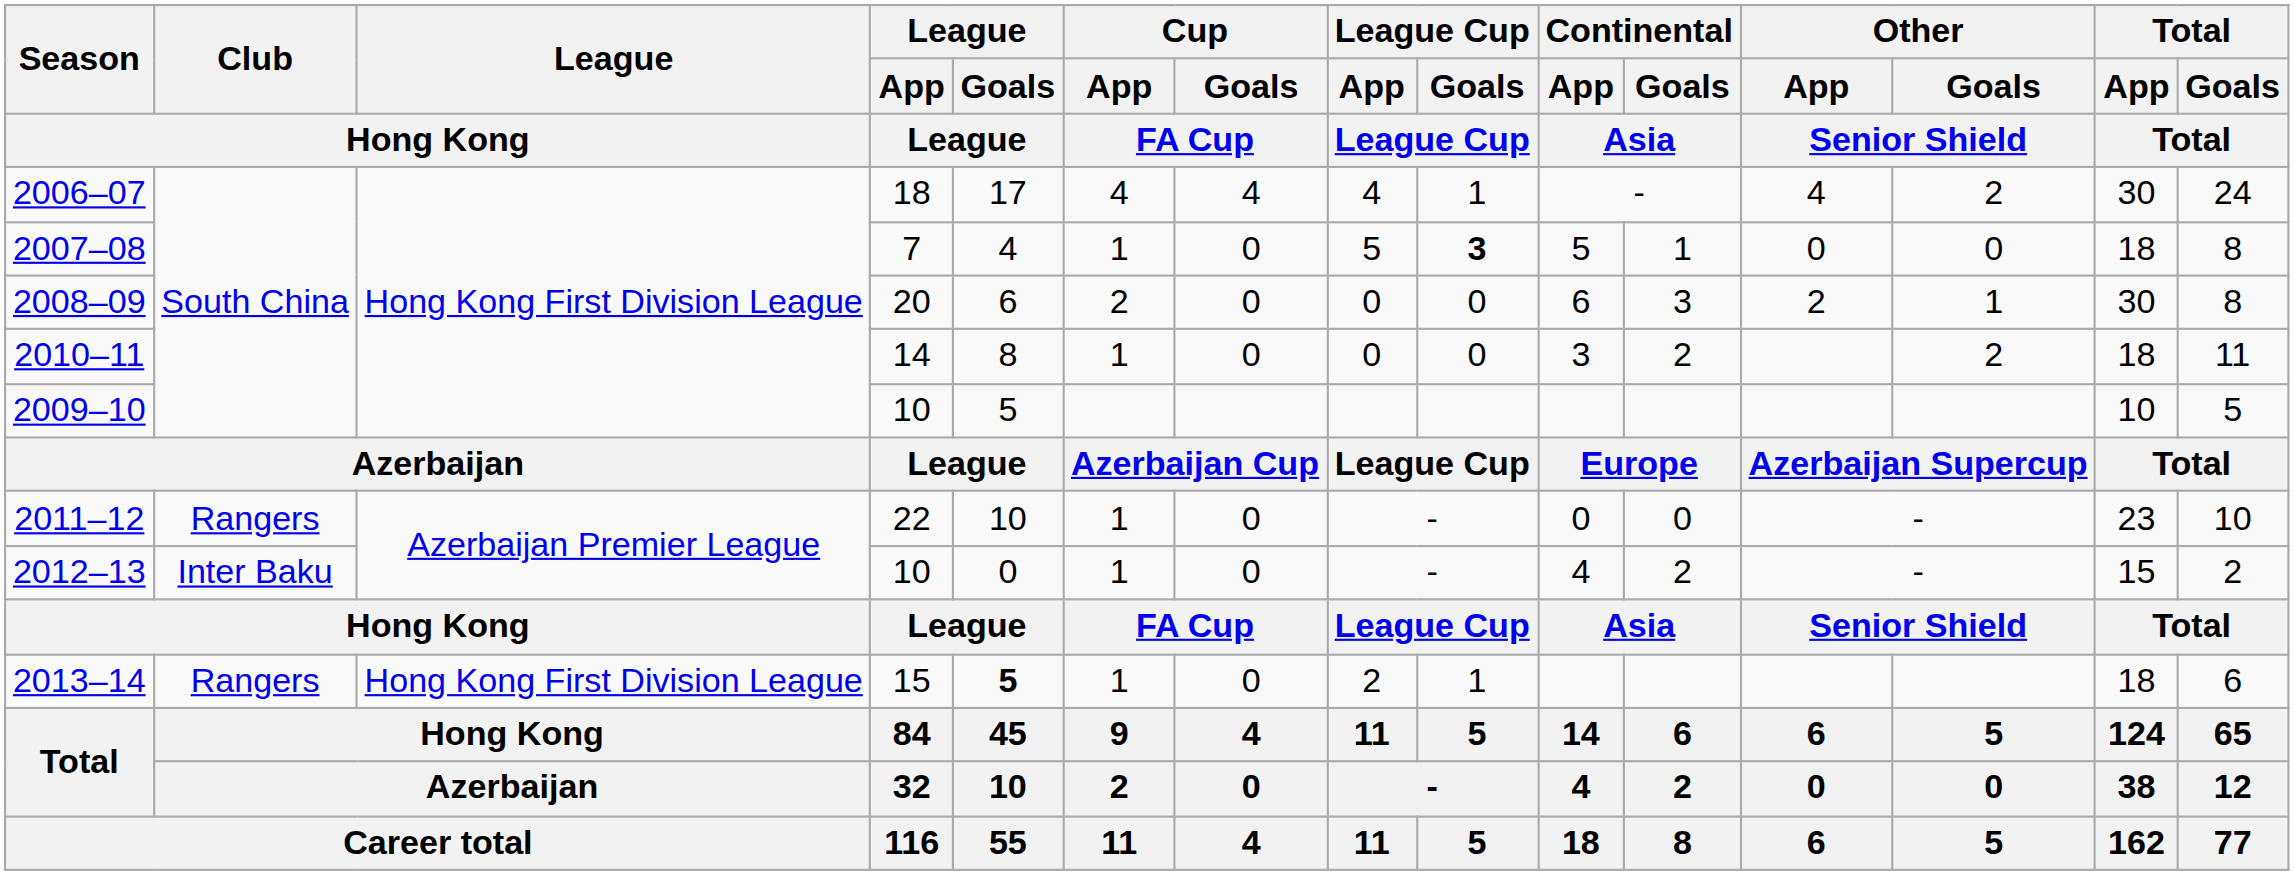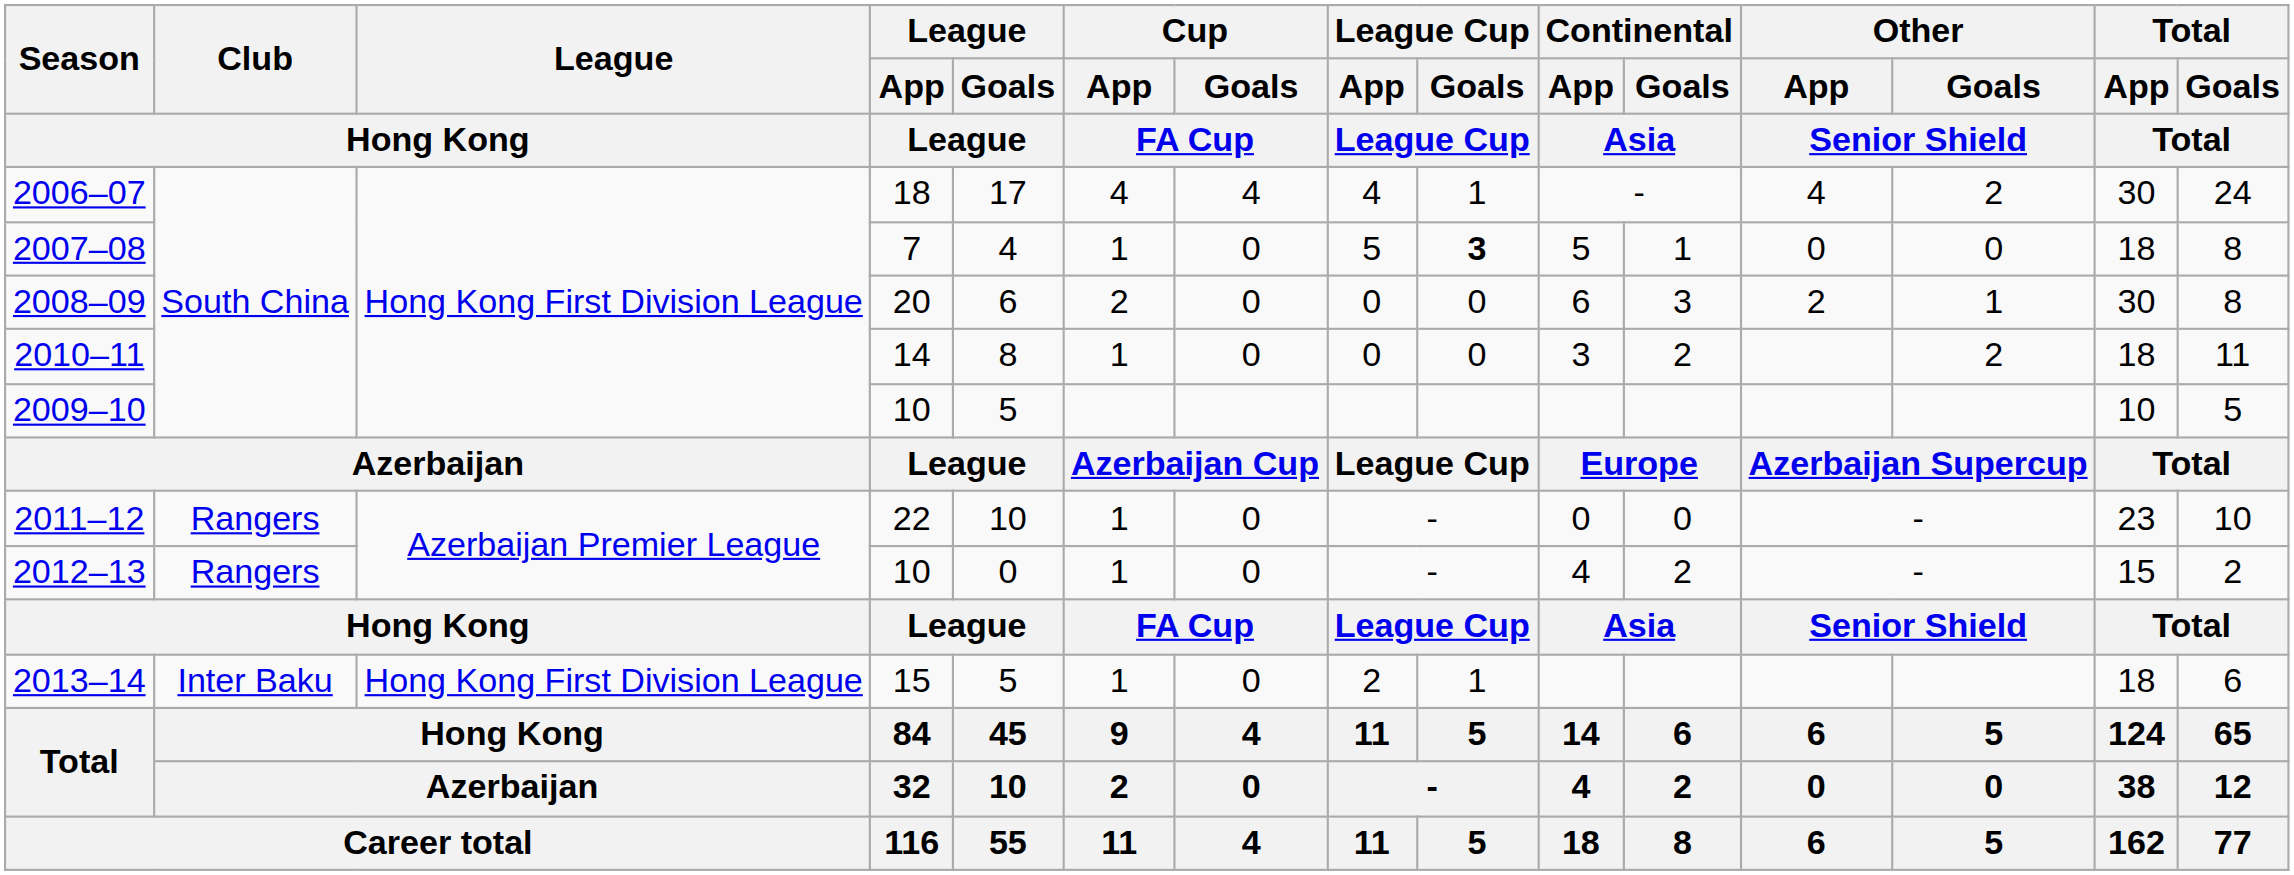(255, 572) Inter Baku -> (255, 572) Rangers
(255, 680) Rangers -> (255, 680) Inter Baku
(1008, 680) bold -> (1008, 680) normal
